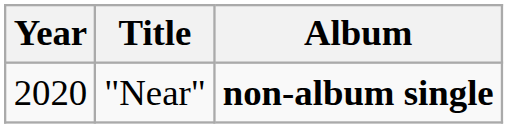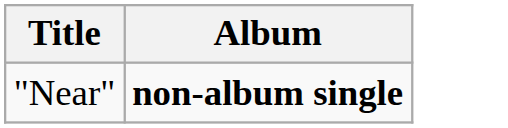- column: (50, 33)
